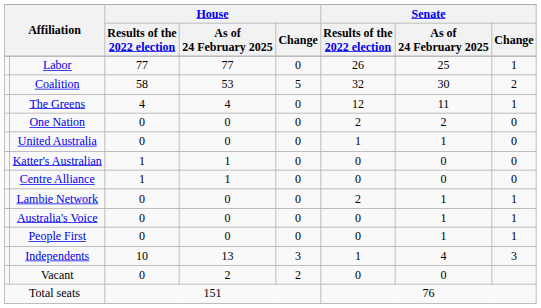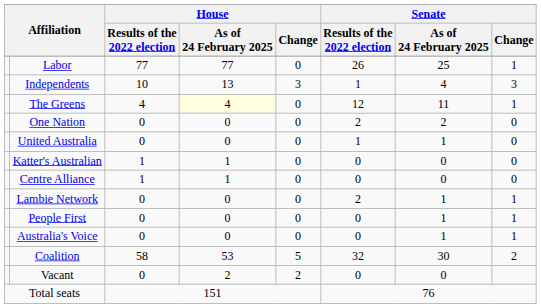rows swapped: (57, 84) <-> (57, 255)
(228, 103) no background -> (228, 103) lightyellow background
rows swapped: (57, 217) <-> (57, 236)
